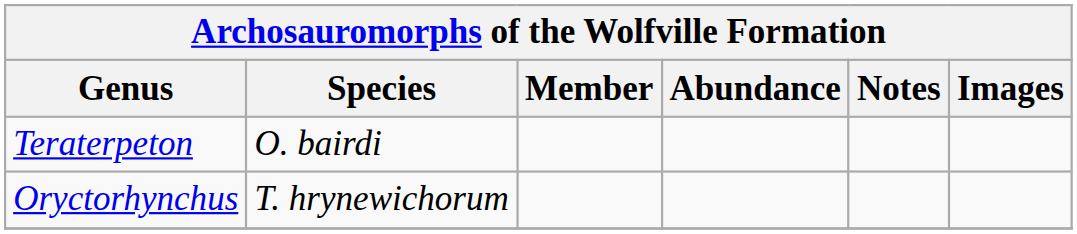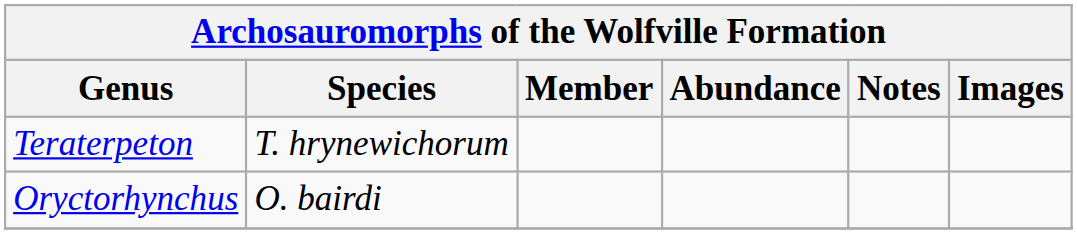(318, 143) O. bairdi -> (382, 143) T. hrynewichorum
(382, 198) T. hrynewichorum -> (318, 198) O. bairdi
